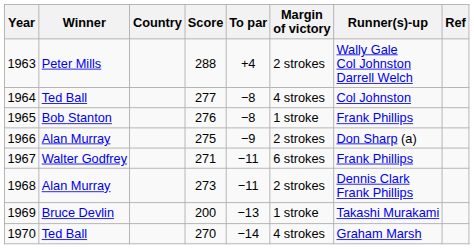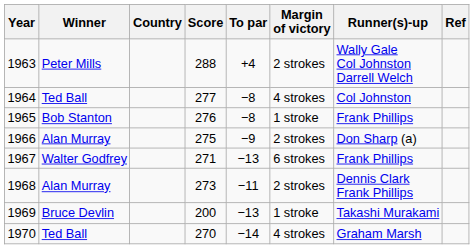(248, 159) −11 -> (248, 159) −13
